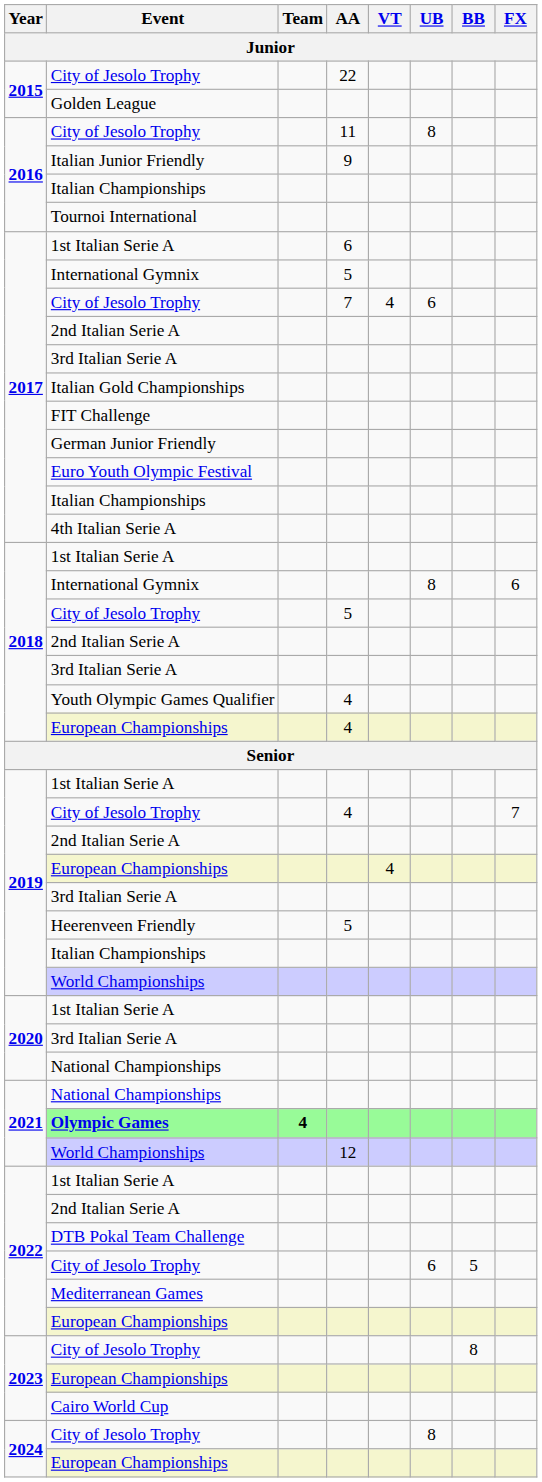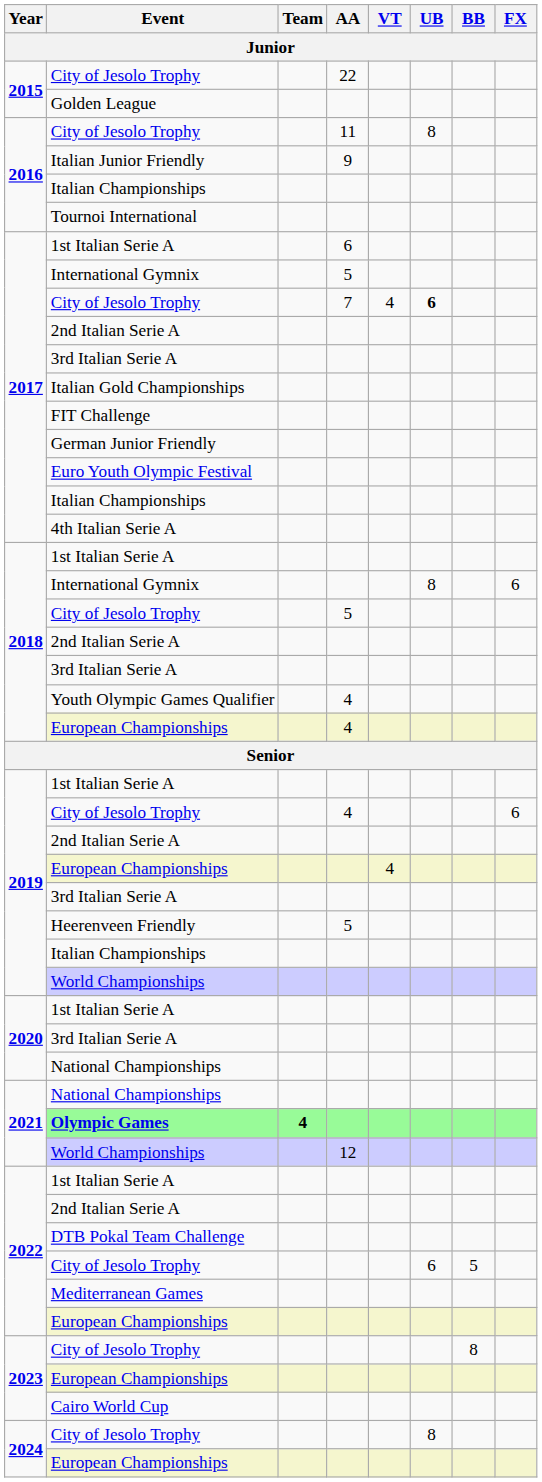(432, 302) normal -> (432, 302) bold
(515, 811) 7 -> (515, 811) 6
